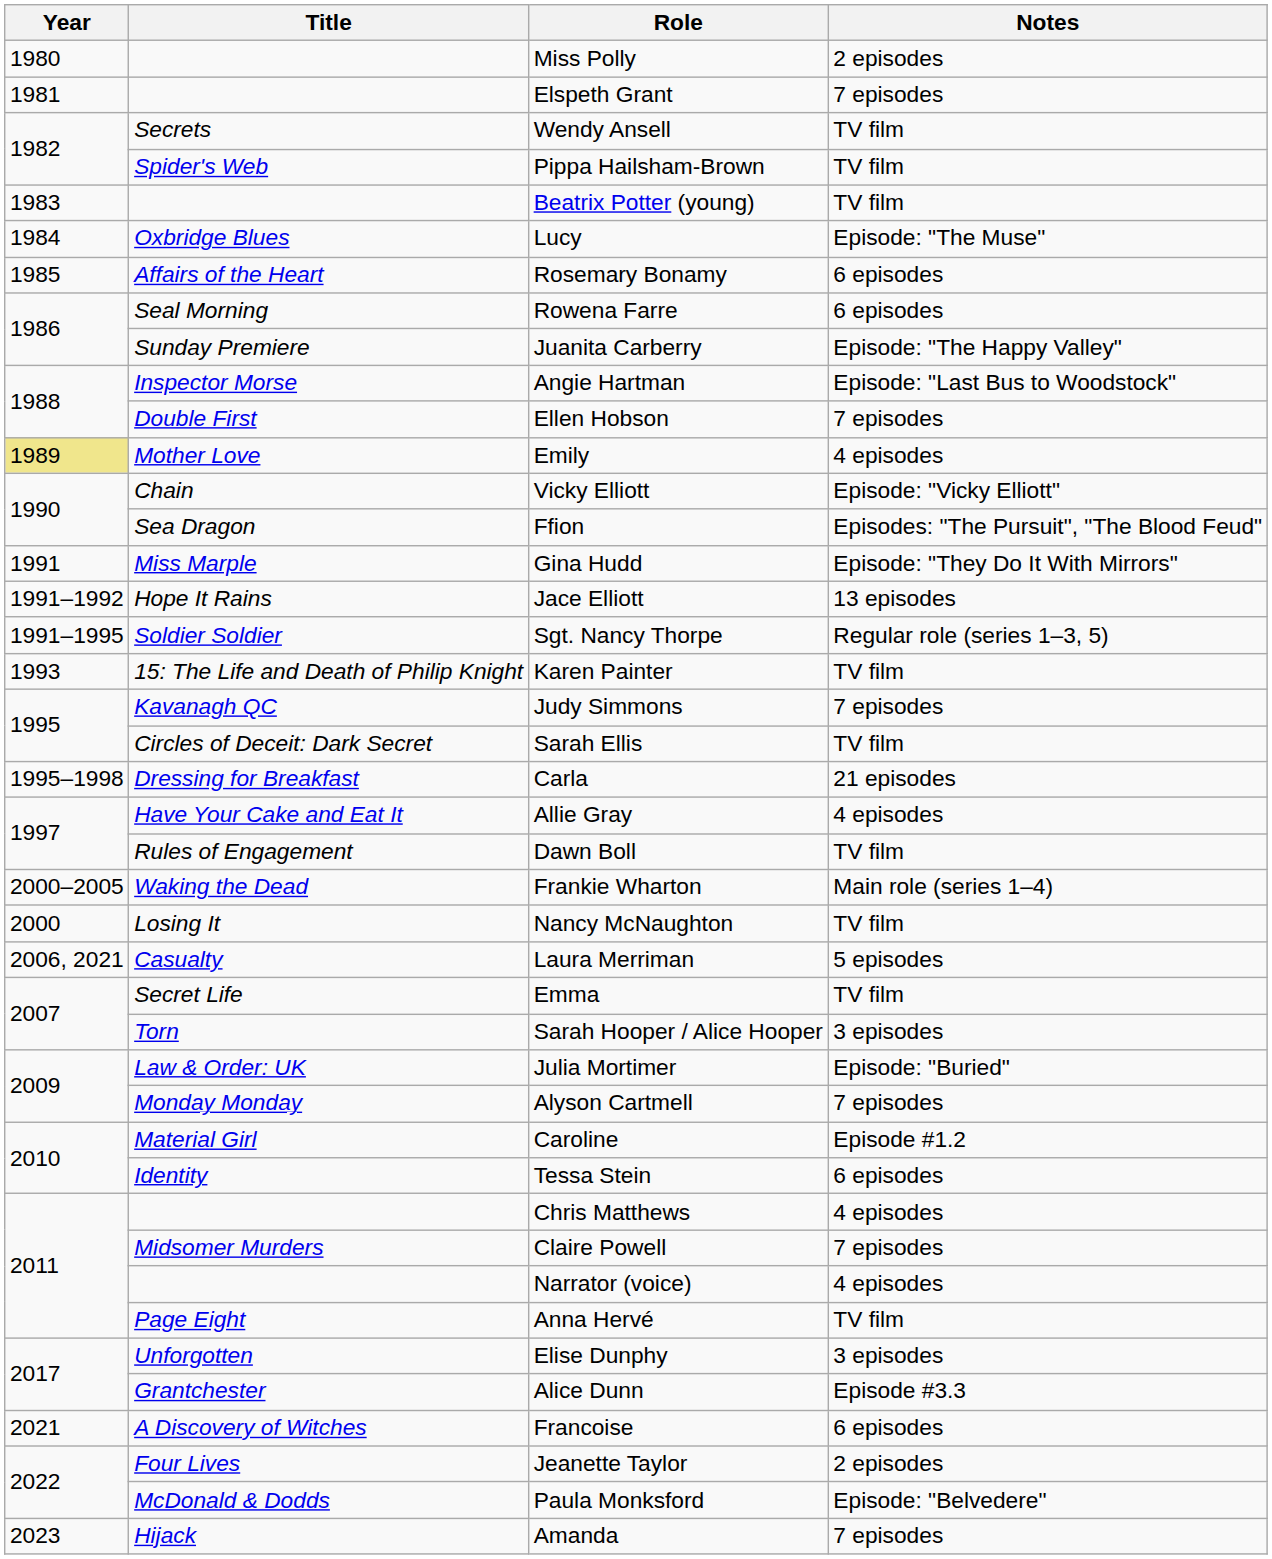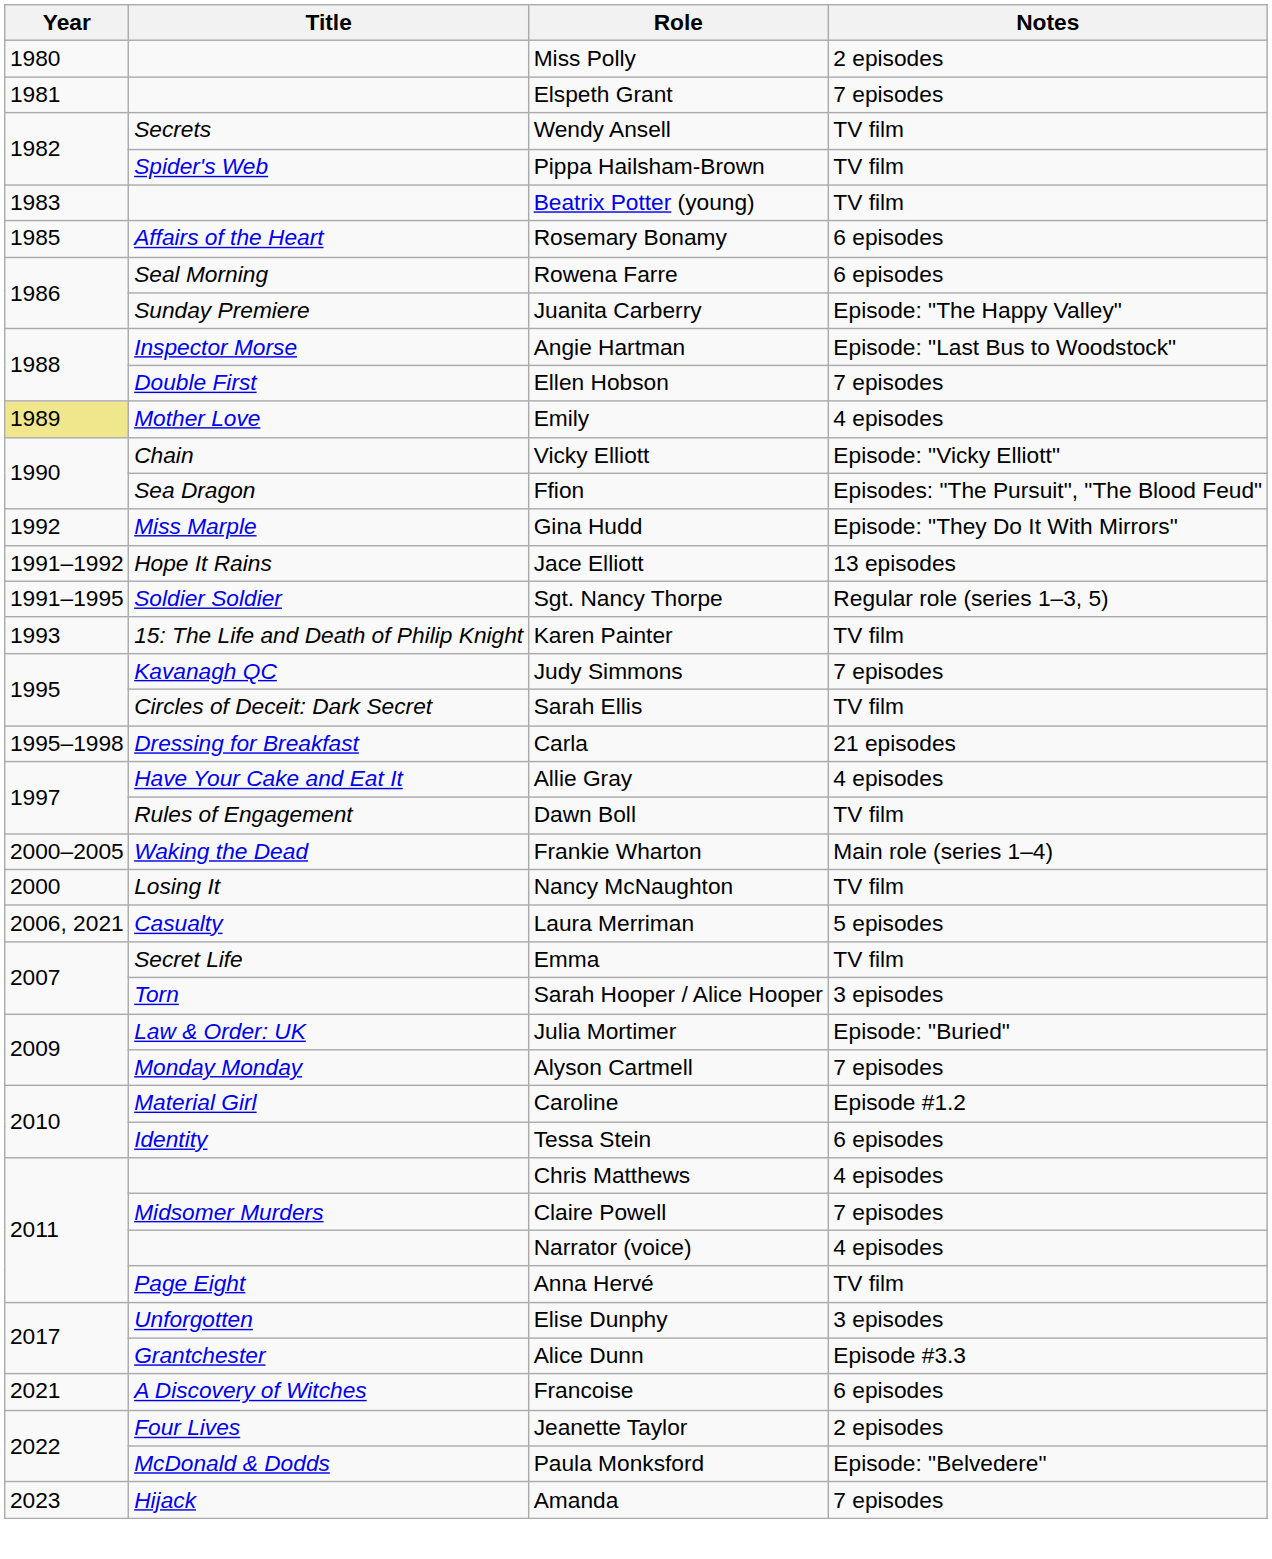- row: (558, 238)
(35, 563) 1991 -> (35, 526) 1992
